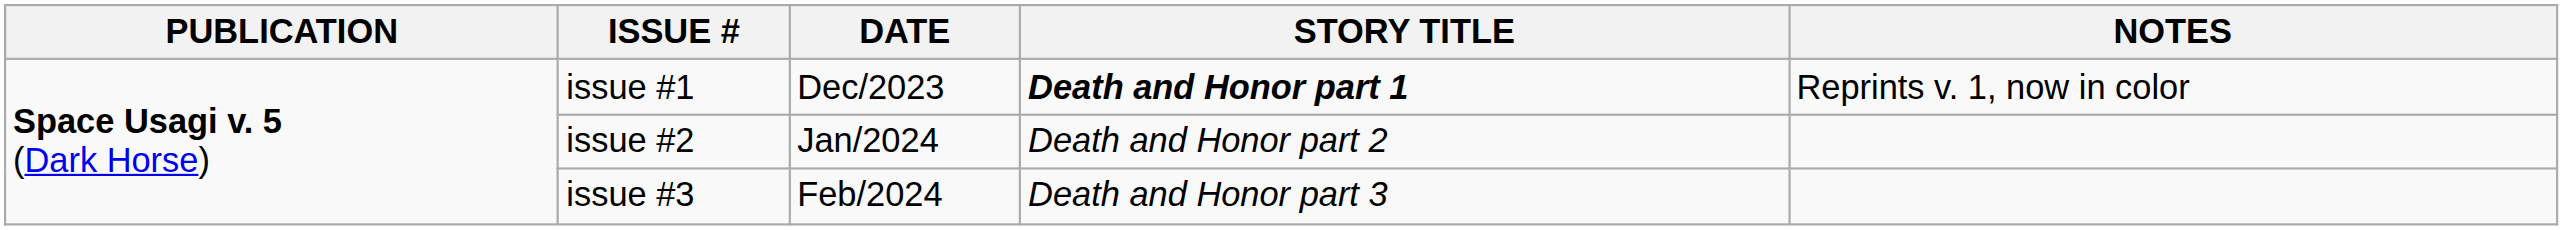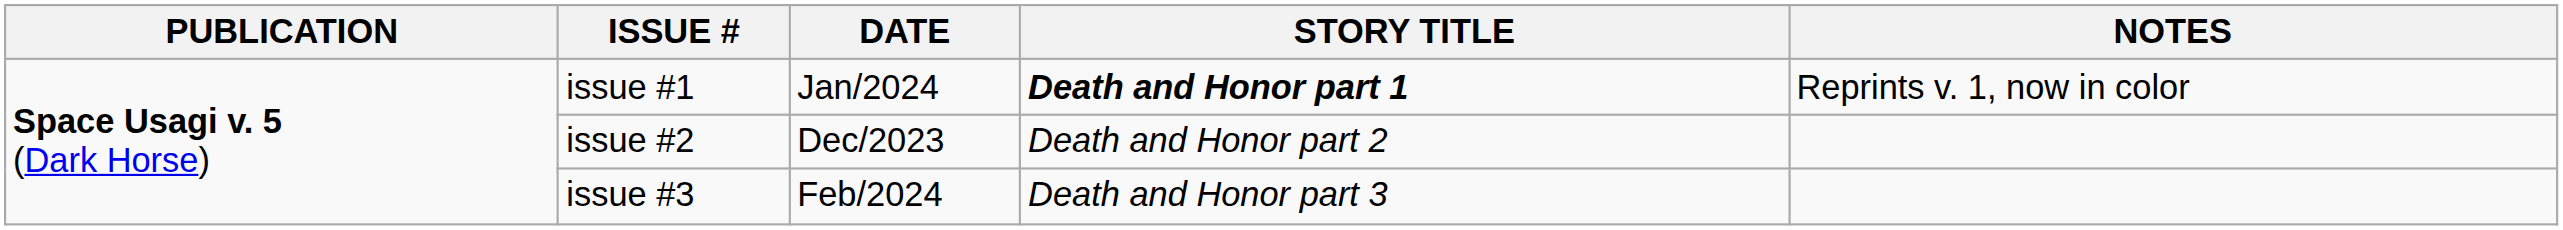(871, 86) Dec/2023 -> (868, 86) Jan/2024
(868, 140) Jan/2024 -> (871, 140) Dec/2023
